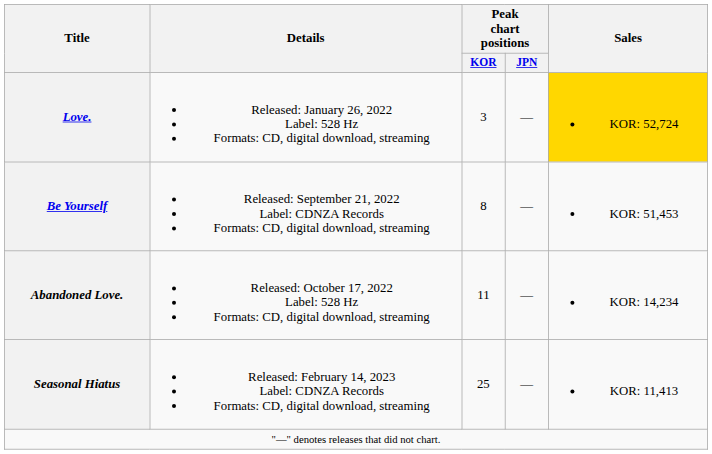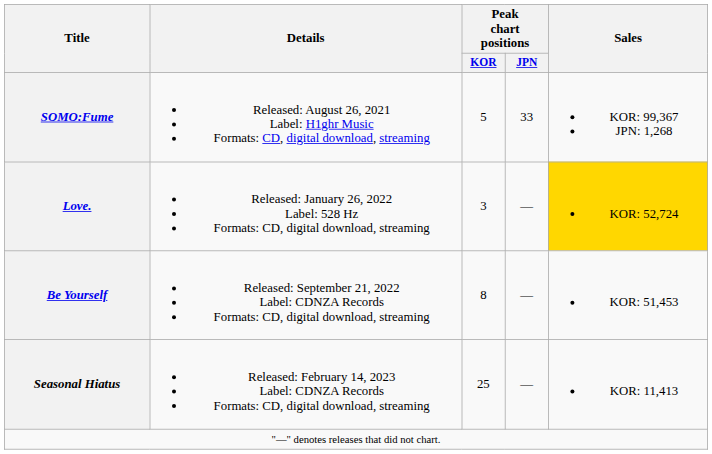+ row: (77, 117)
- row: (77, 295)
